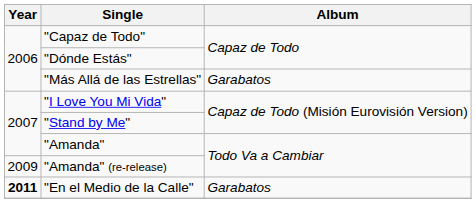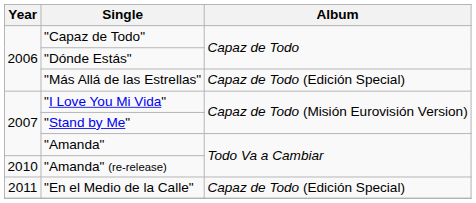(239, 79) Garabatos -> (306, 79) Capaz de Todo (Edición Special)
(23, 166) 2009 -> (23, 166) 2010
(23, 187) bold -> (23, 187) normal
(239, 187) Garabatos -> (306, 187) Capaz de Todo (Edición Special)
